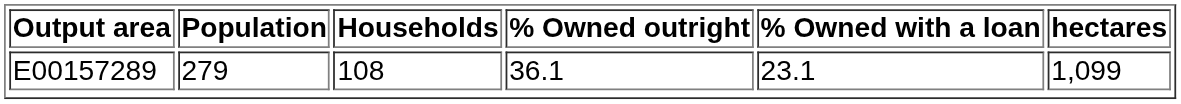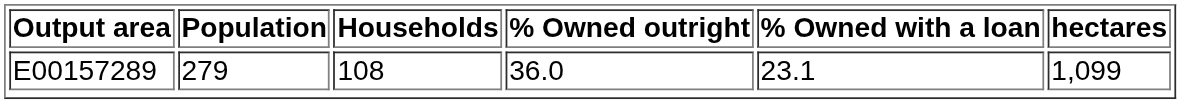(537, 70) 36.1 -> (537, 70) 36.0
